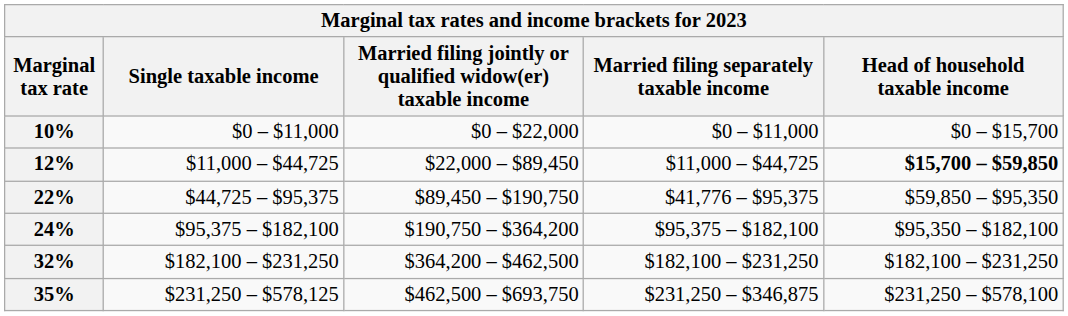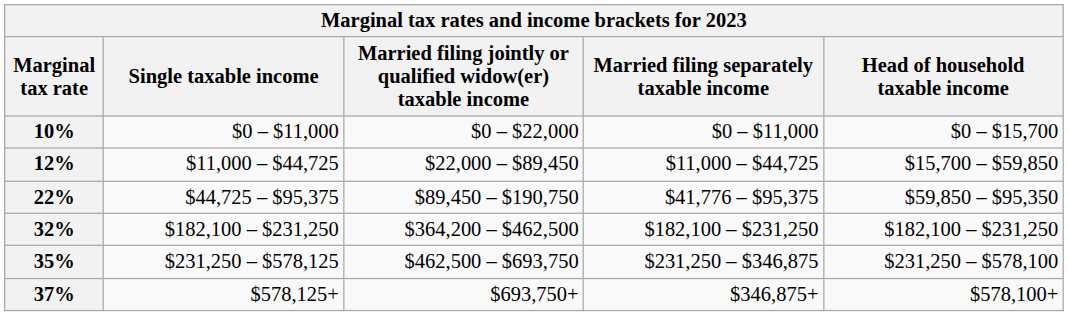(982, 164) bold -> (982, 164) normal
- row: (54, 229)
+ row: (54, 294)
